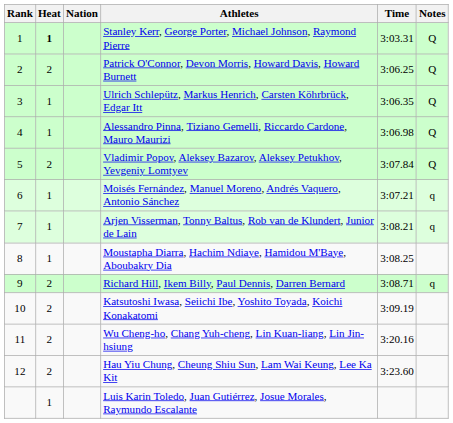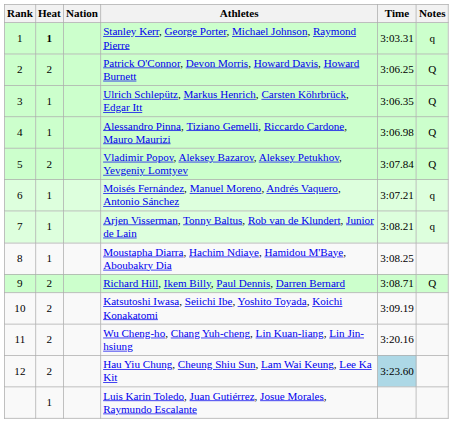(432, 38) Q -> (432, 38) q
(432, 283) q -> (432, 283) Q
(397, 371) no background -> (397, 371) lightblue background
